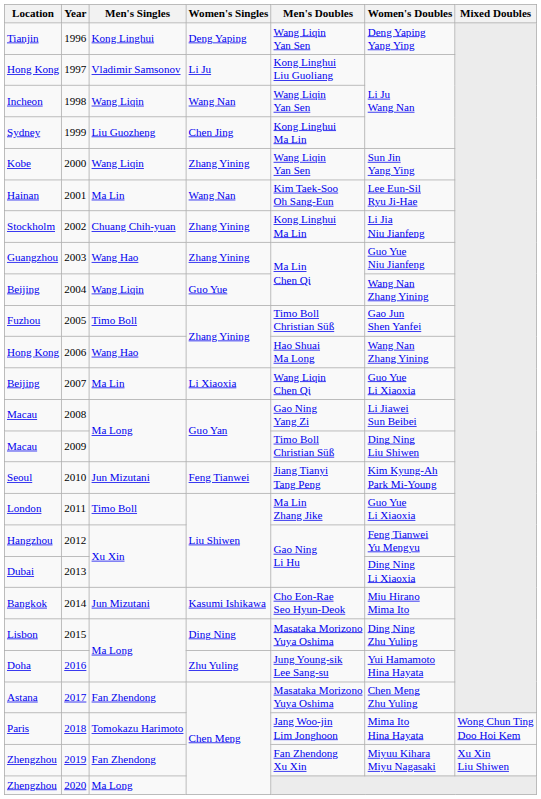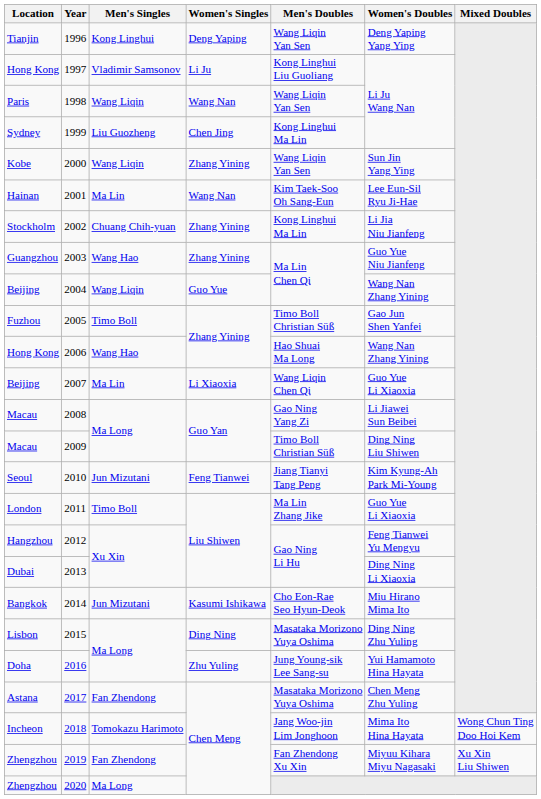(25, 101) Incheon -> (18, 101) Paris
(18, 729) Paris -> (25, 729) Incheon
